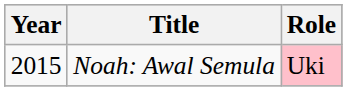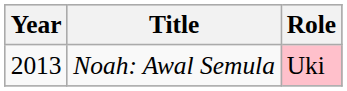(36, 65) 2015 -> (36, 65) 2013
